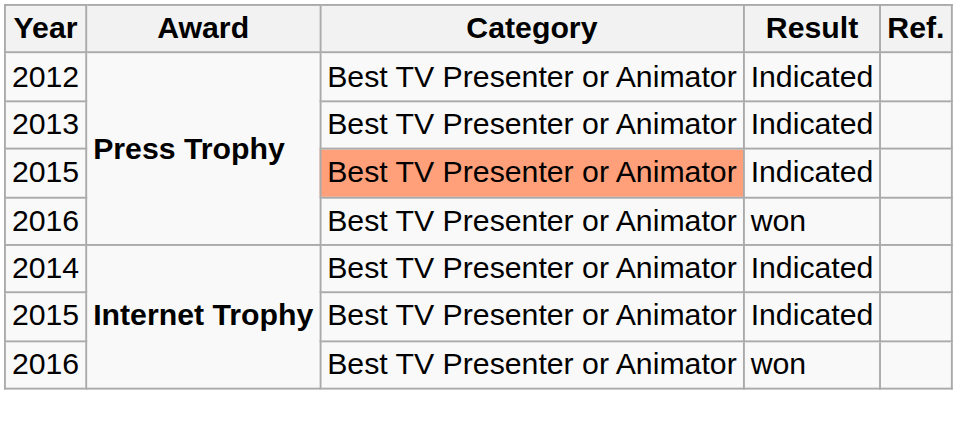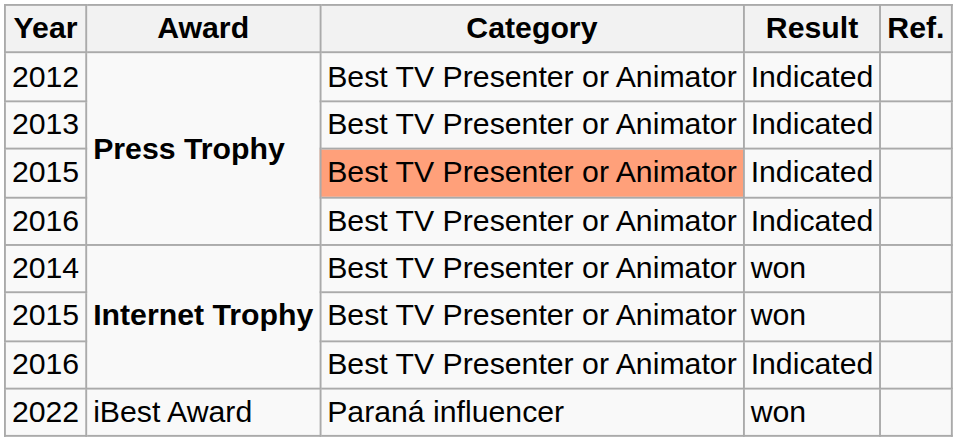(778, 220) won -> (812, 220) Indicated
(812, 268) Indicated -> (778, 268) won
(812, 316) Indicated -> (778, 316) won
(778, 364) won -> (812, 364) Indicated
+ row: (46, 412)
